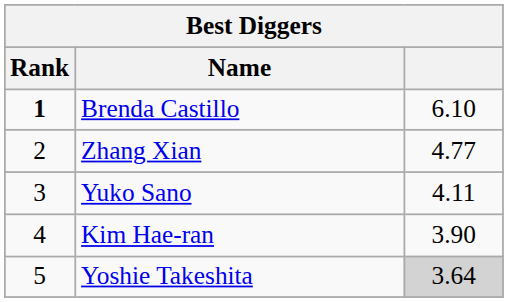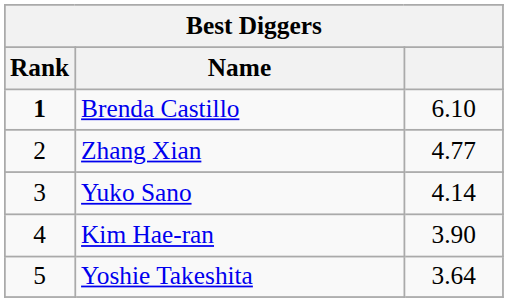(454, 192) 4.11 -> (454, 192) 4.14
(454, 276) lightgrey background -> (454, 276) no background
